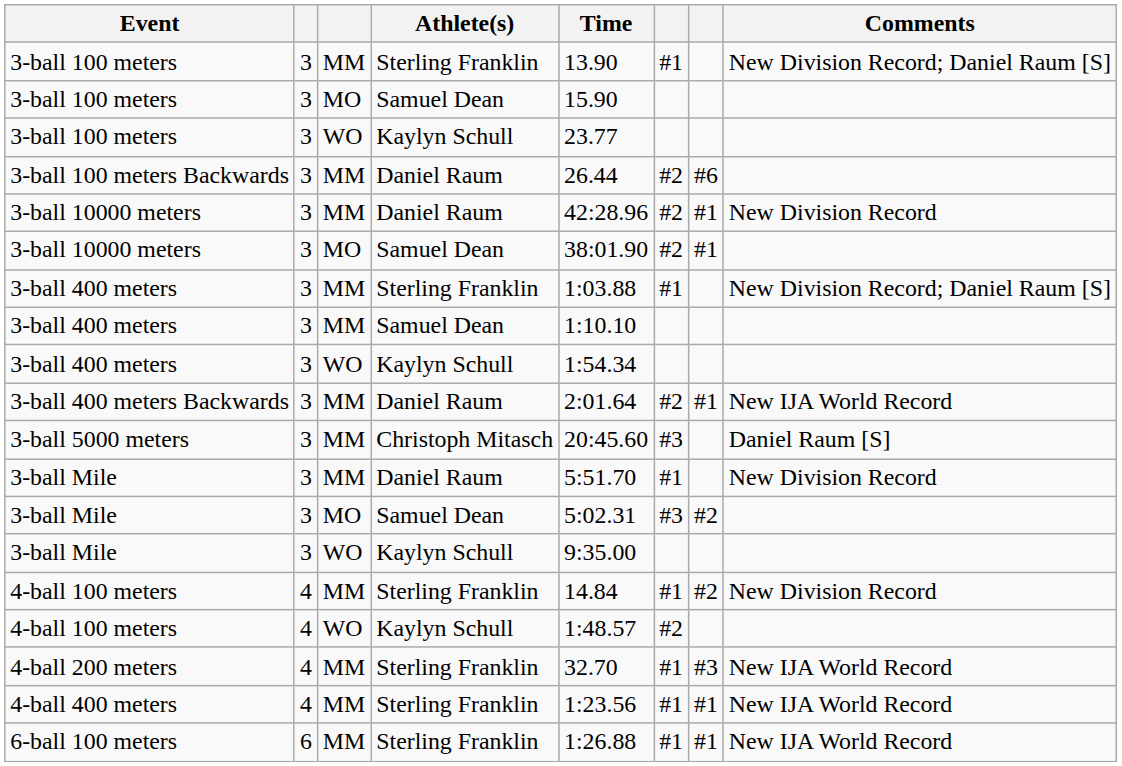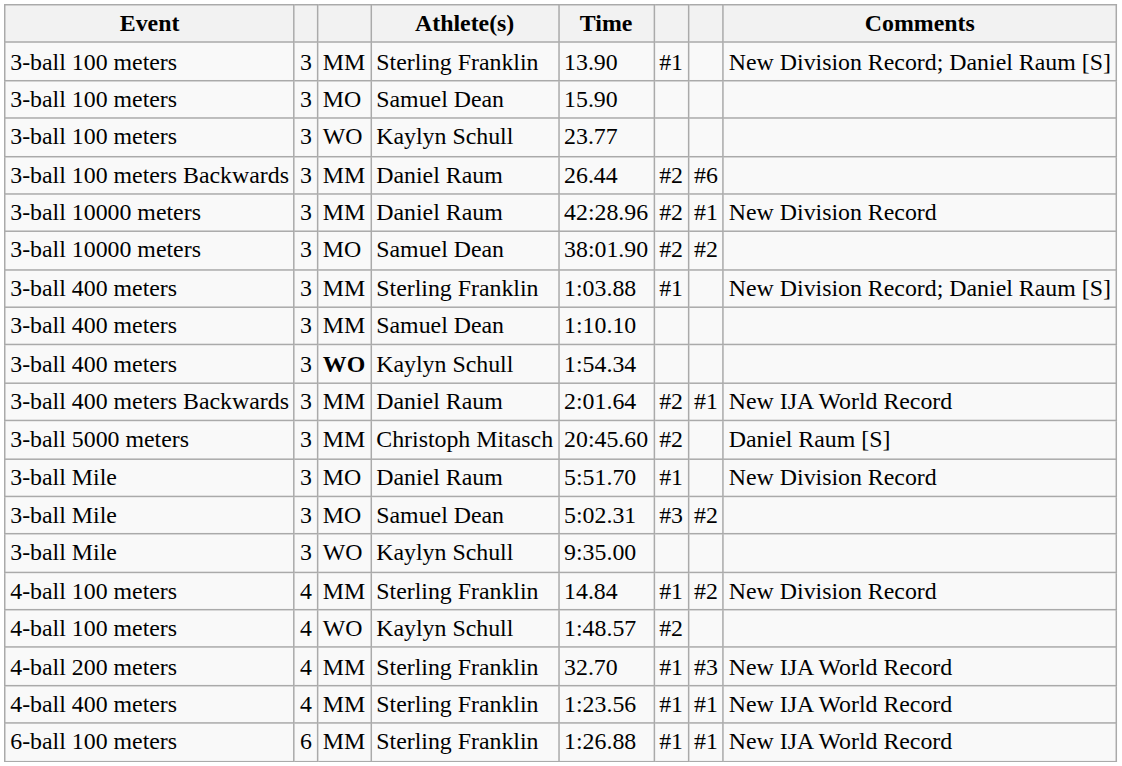(706, 250) #1 -> (706, 250) #2
(343, 363) normal -> (344, 363) bold
(671, 439) #3 -> (671, 439) #2
(344, 477) MM -> (342, 477) MO
